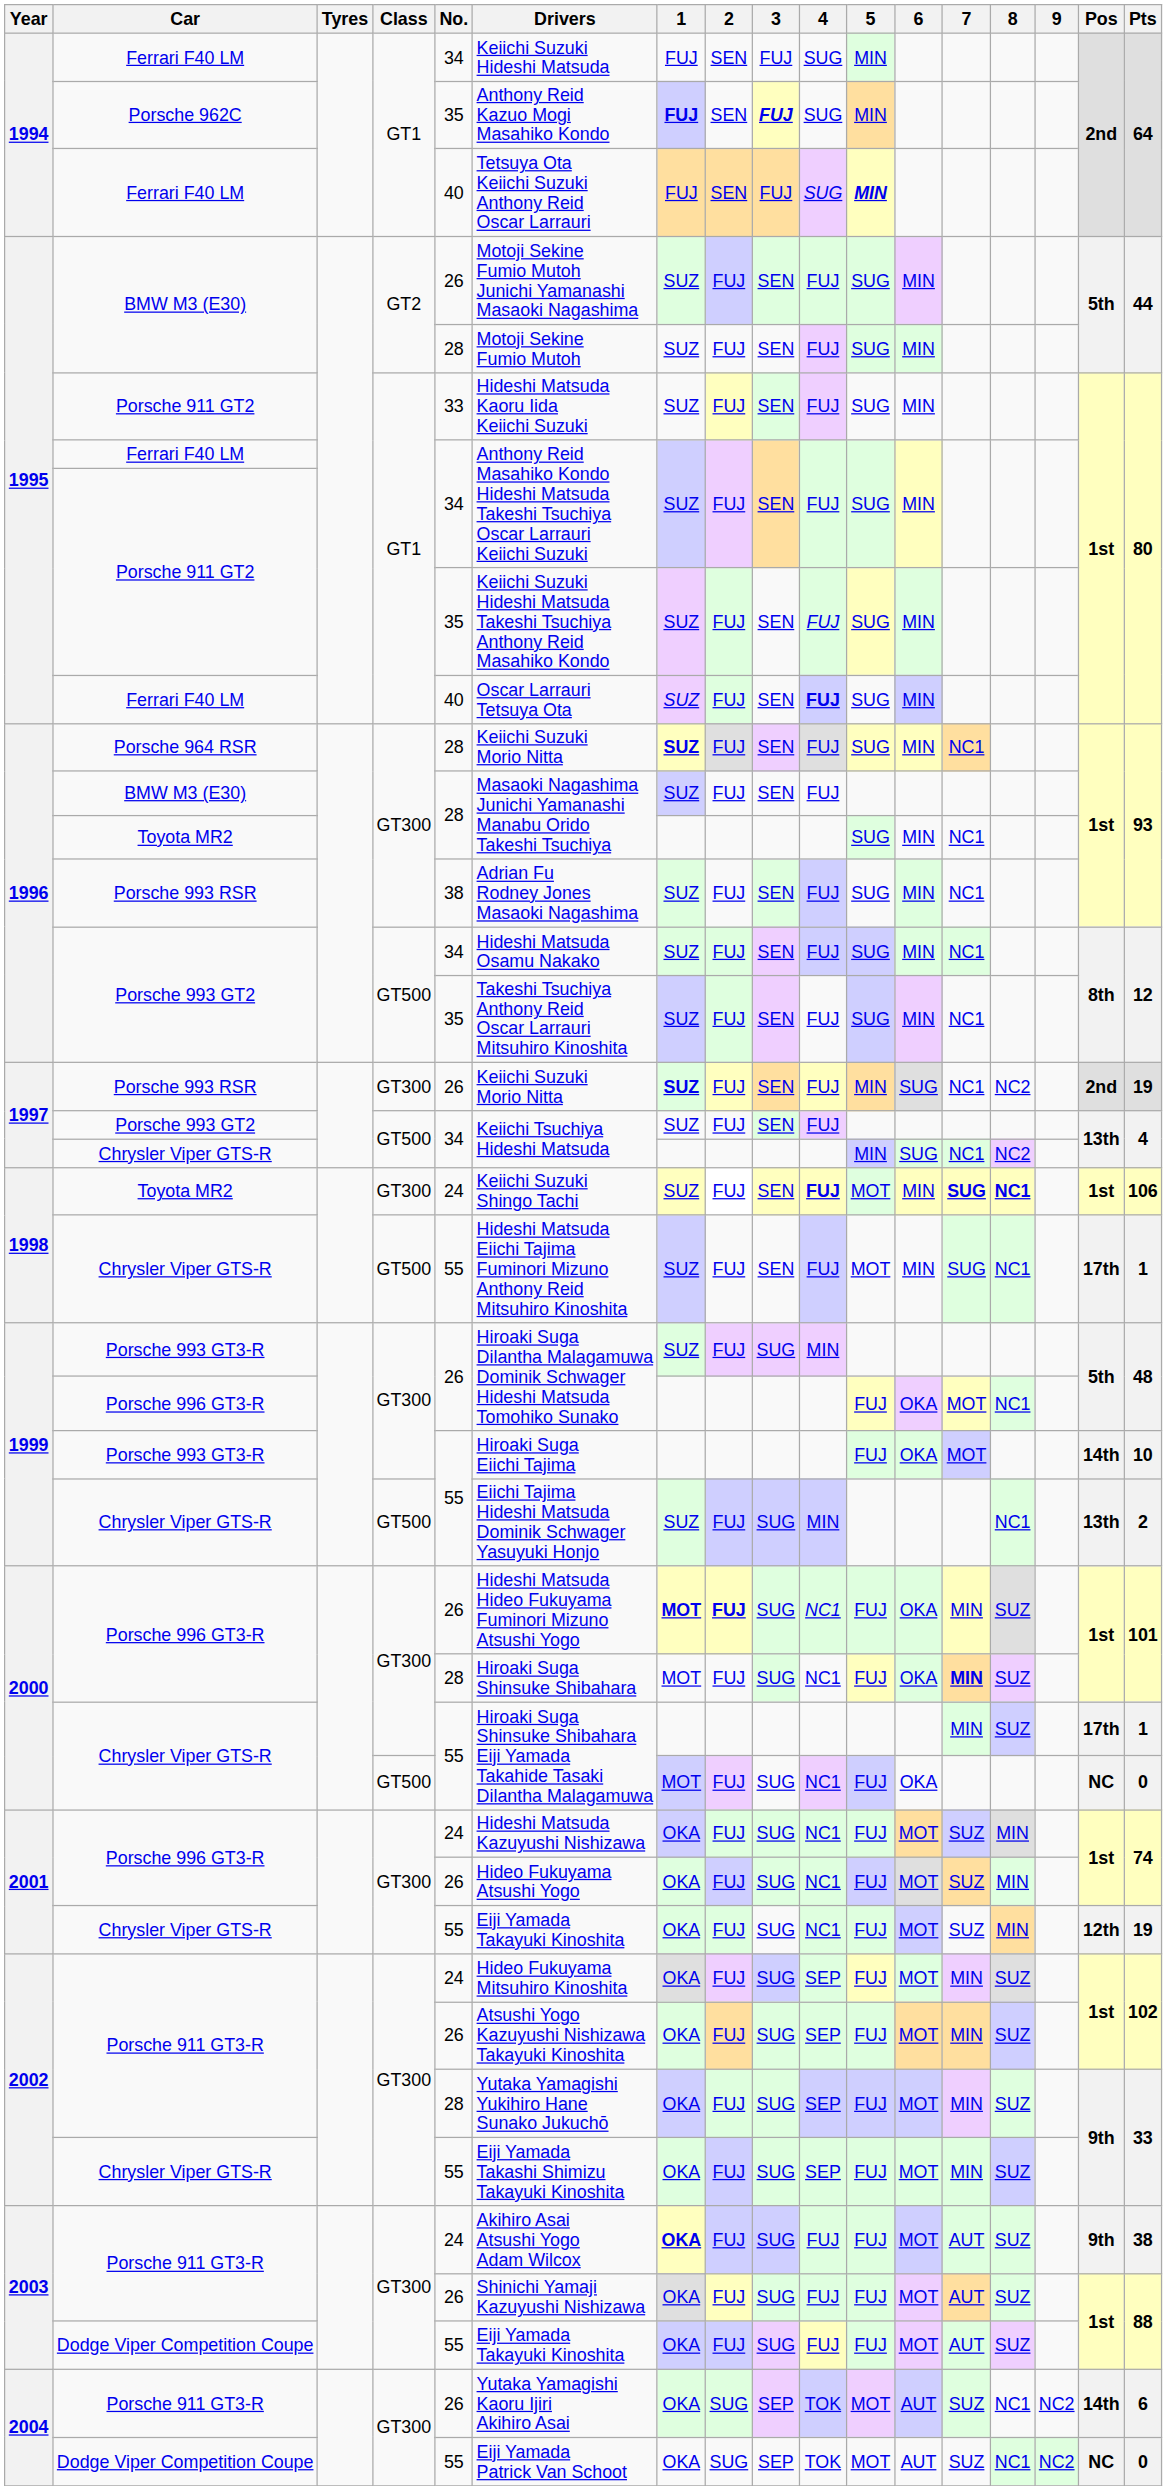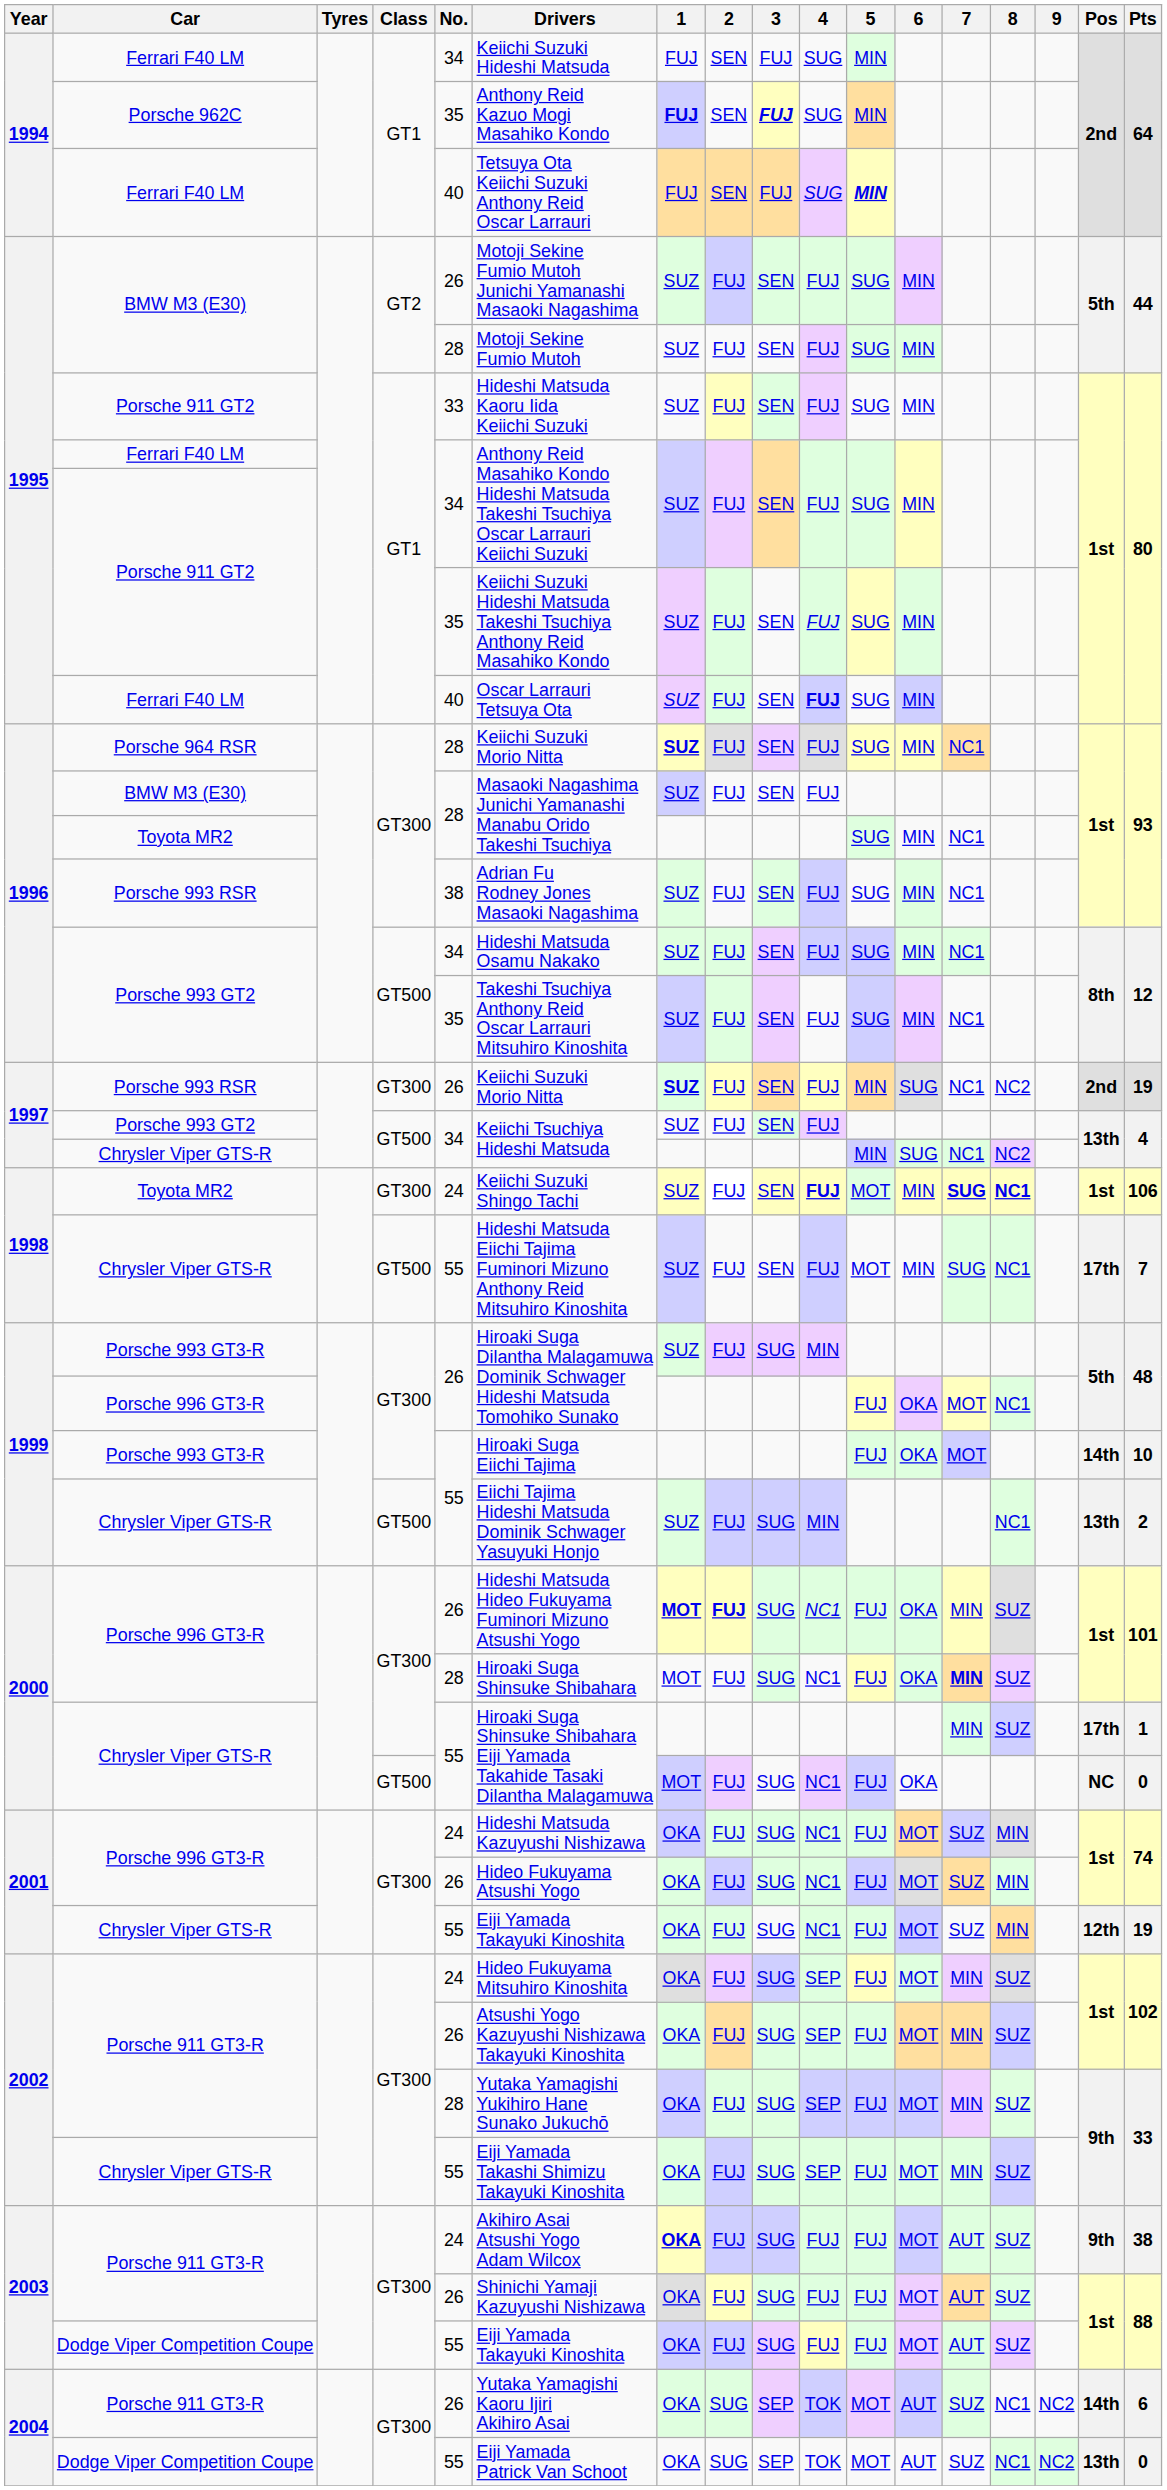(1143, 1269) 1 -> (1143, 1269) 7
(1101, 2462) NC -> (1101, 2462) 13th
